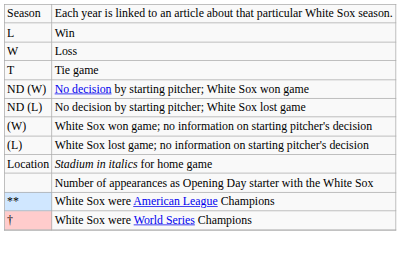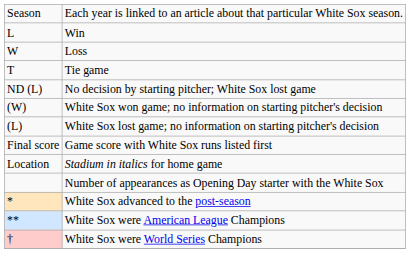- row: (182, 88)
+ row: (168, 145)
+ row: (158, 201)
